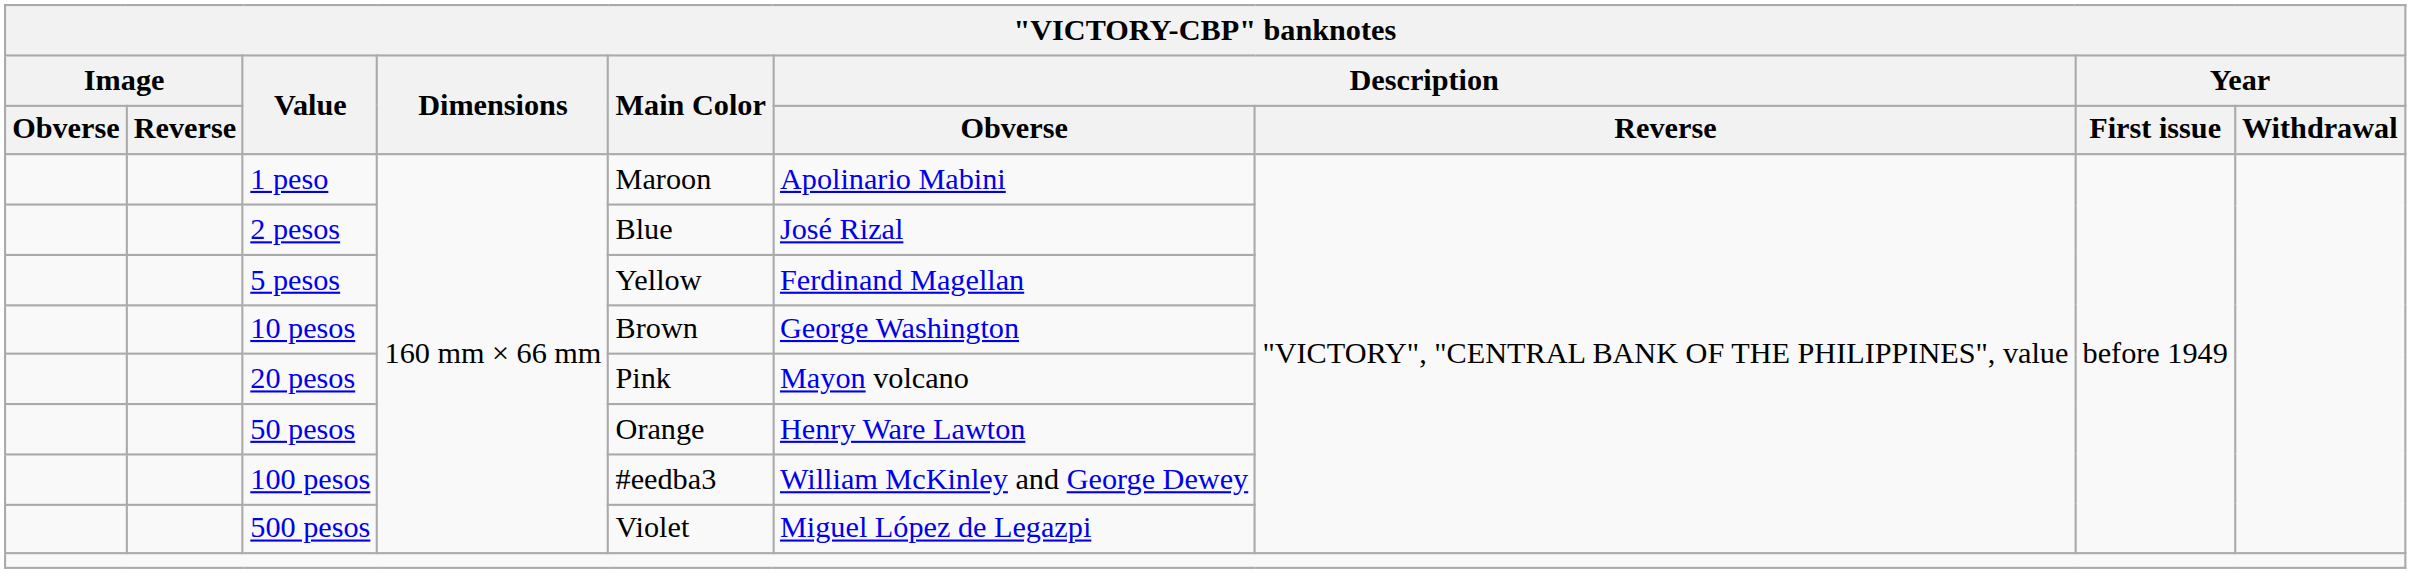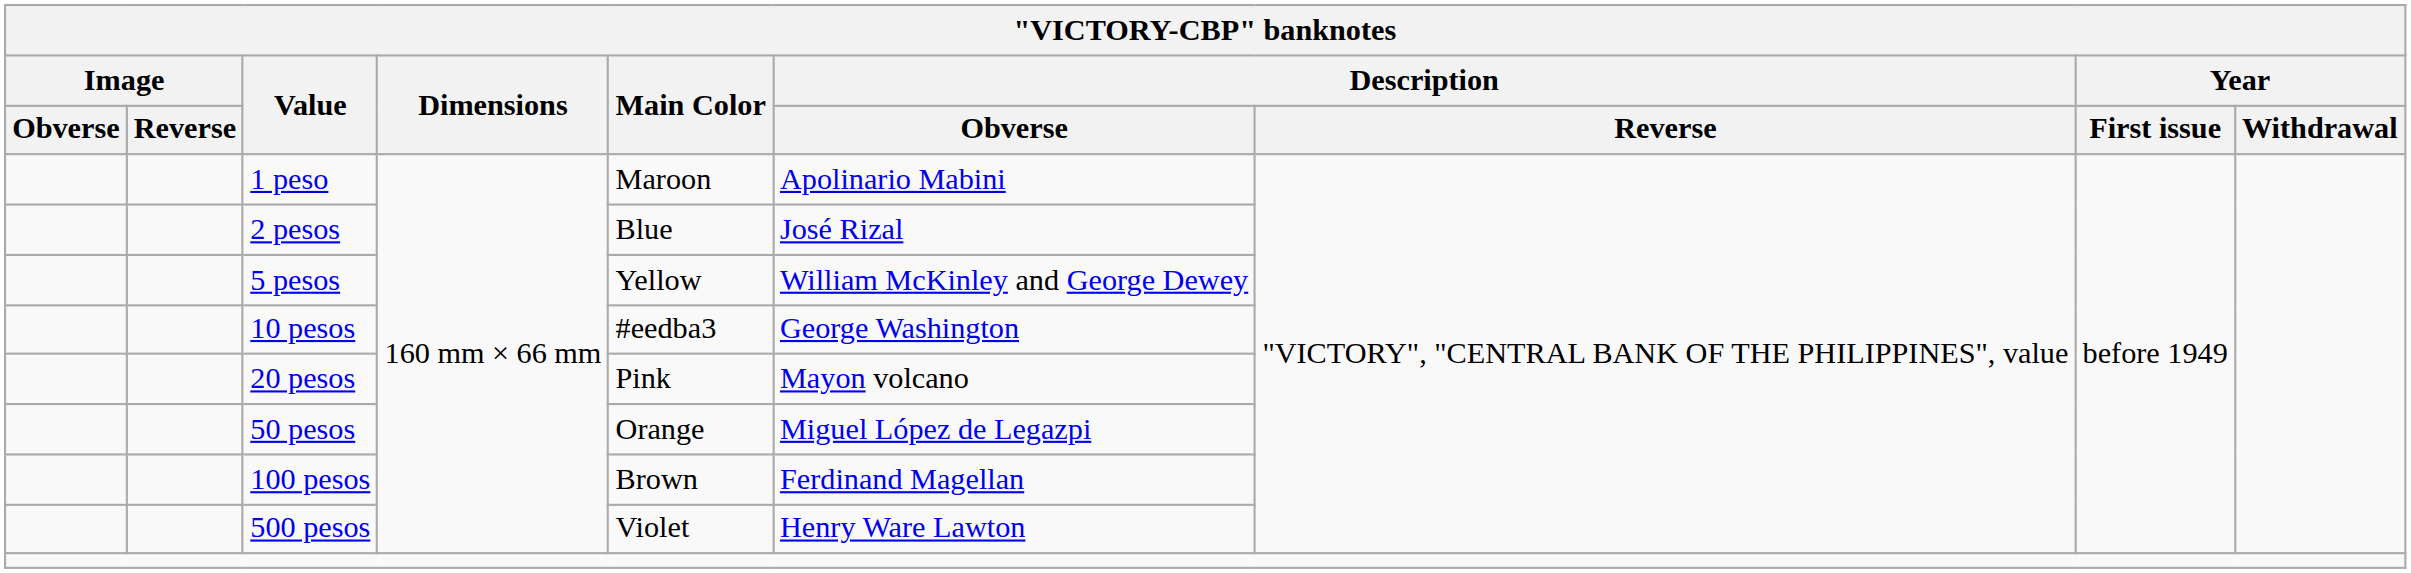(902, 279) Ferdinand Magellan -> (1014, 279) William McKinley and George Dewey
(657, 329) Brown -> (666, 329) #eedba3
(903, 428) Henry Ware Lawton -> (936, 428) Miguel López de Legazpi
(666, 478) #eedba3 -> (657, 478) Brown
(1014, 478) William McKinley and George Dewey -> (902, 478) Ferdinand Magellan
(936, 528) Miguel López de Legazpi -> (903, 528) Henry Ware Lawton
